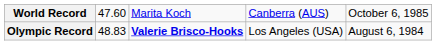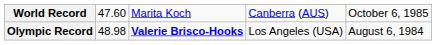(112, 31) 48.83 -> (112, 31) 48.98
